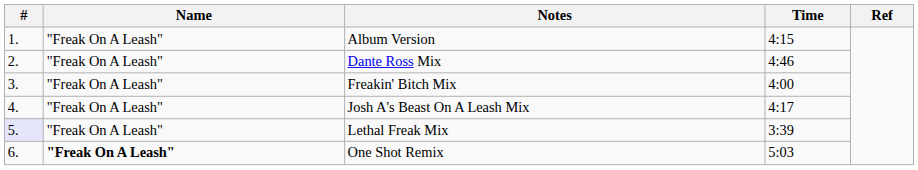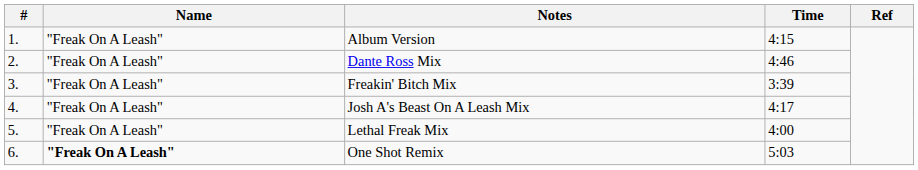(781, 84) 4:00 -> (781, 84) 3:39
(13, 130) lavender background -> (13, 130) no background
(781, 130) 3:39 -> (781, 130) 4:00
